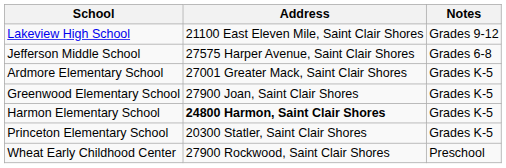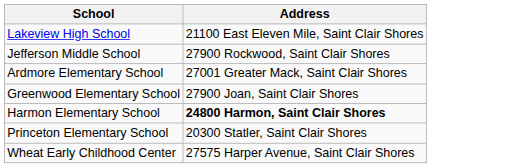- column: (464, 14)
(300, 53) 27575 Harper Avenue, Saint Clair Shores -> (288, 53) 27900 Rockwood, Saint Clair Shores
(288, 152) 27900 Rockwood, Saint Clair Shores -> (300, 152) 27575 Harper Avenue, Saint Clair Shores
